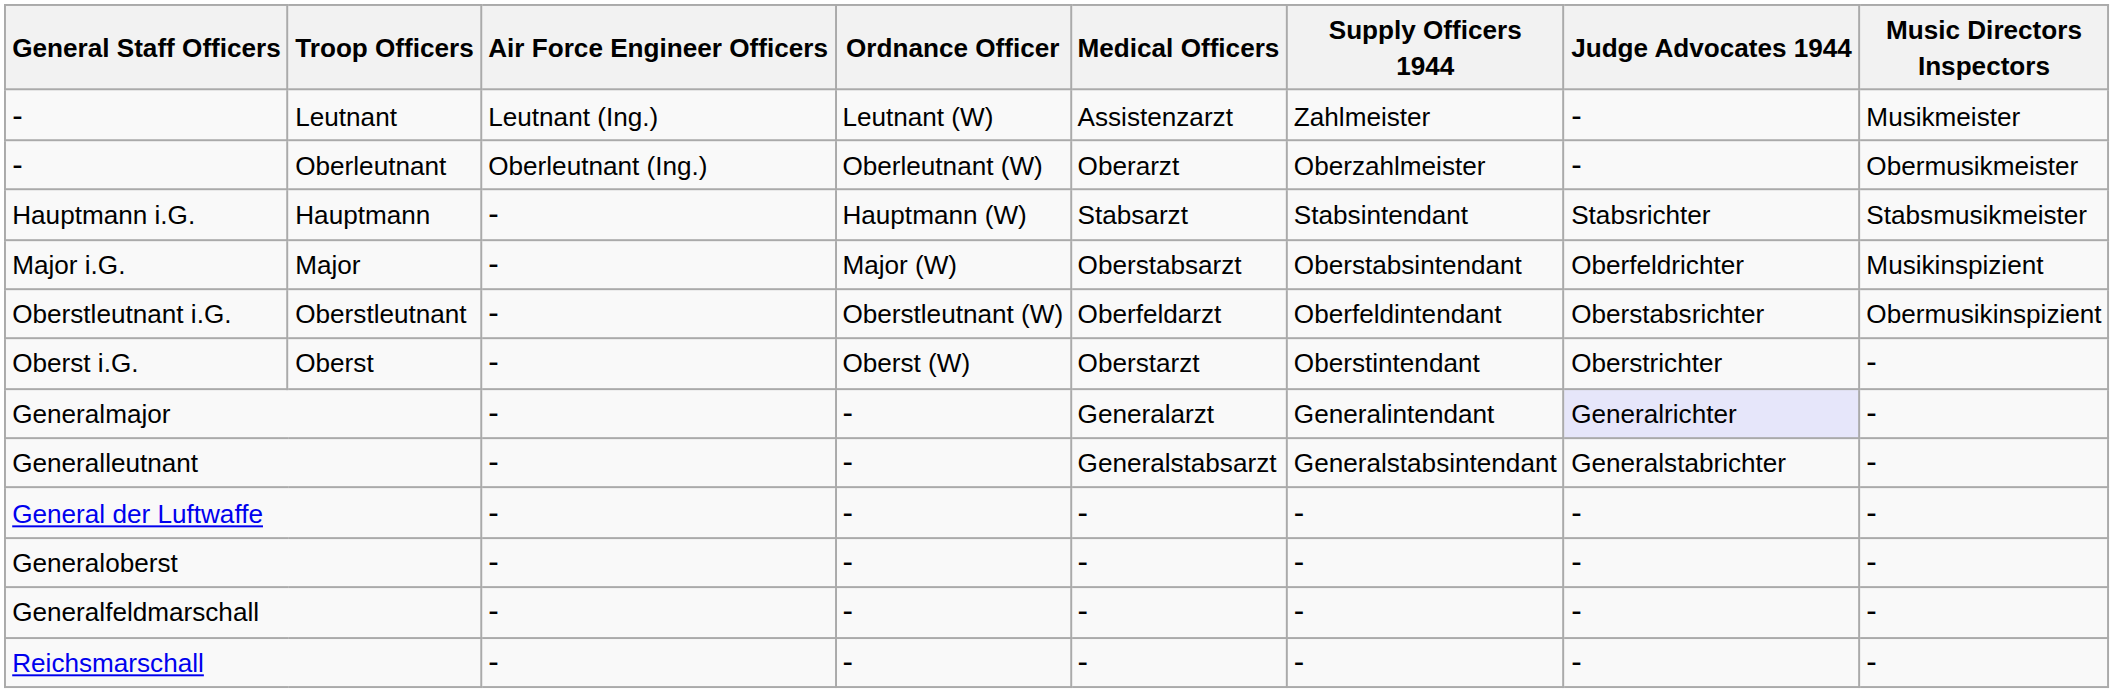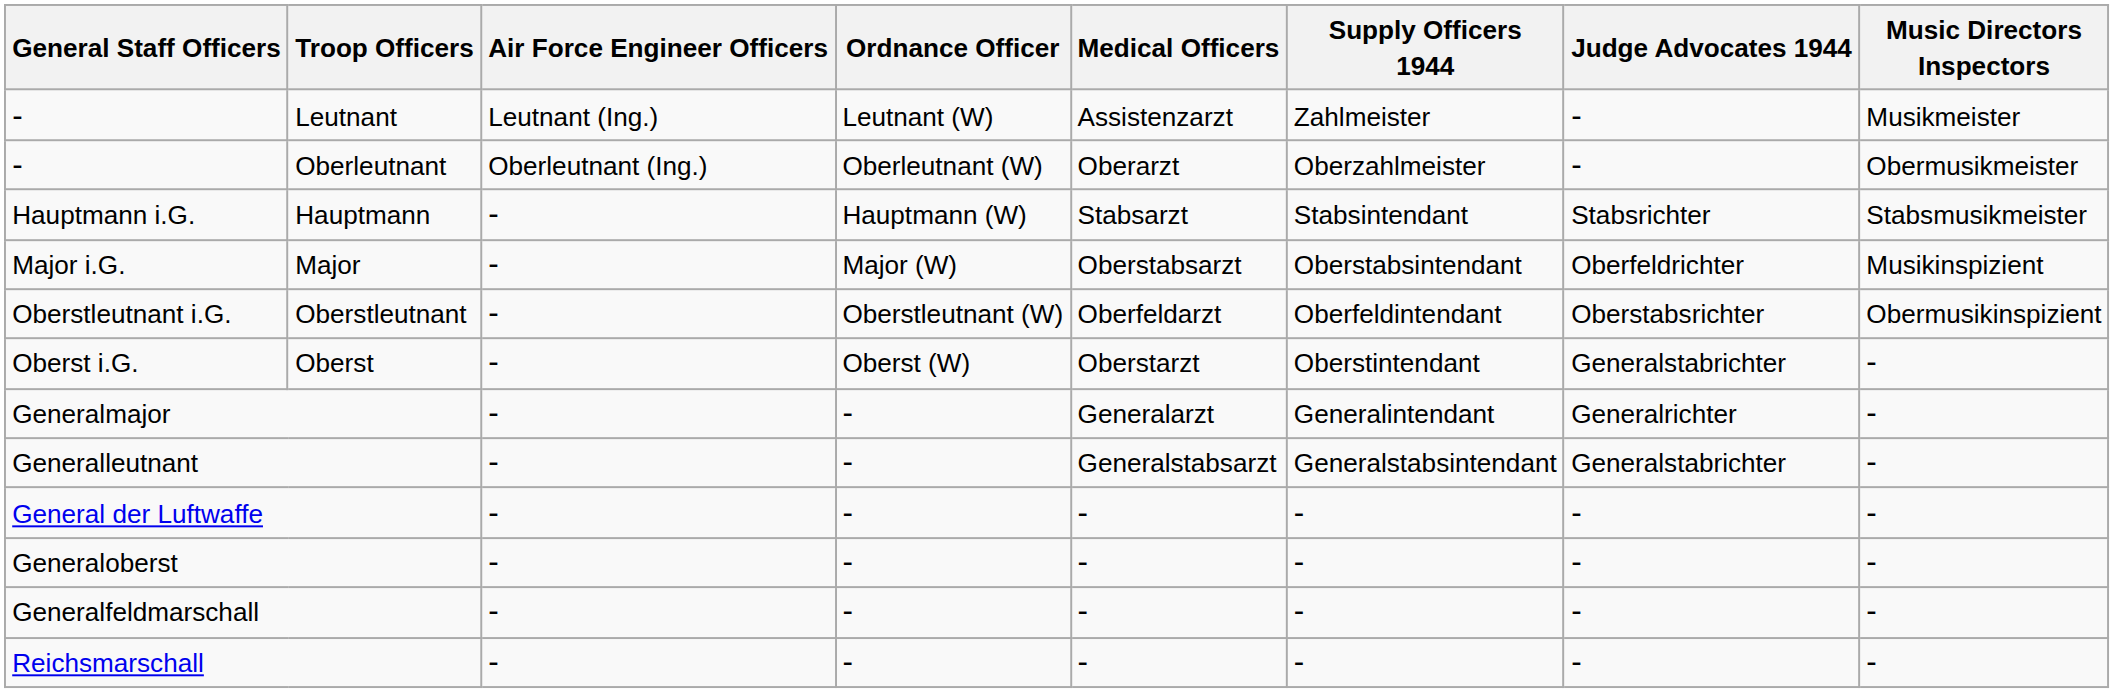(1647, 365) Oberstrichter -> (1679, 365) Generalstabrichter
(1654, 414) lavender background -> (1654, 414) no background
